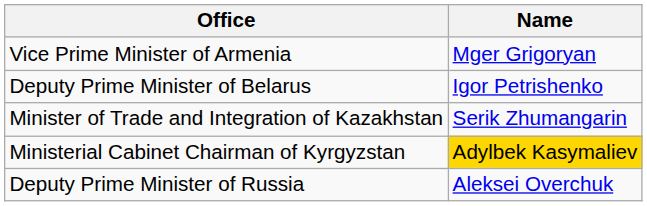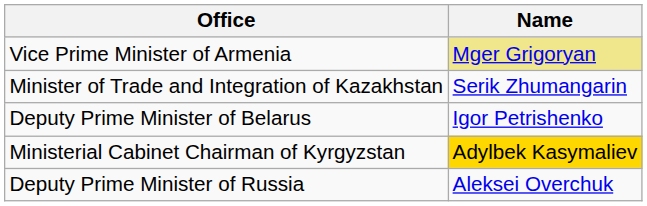(524, 53) no background -> (524, 53) khaki background
rows swapped: (160, 86) <-> (226, 119)
